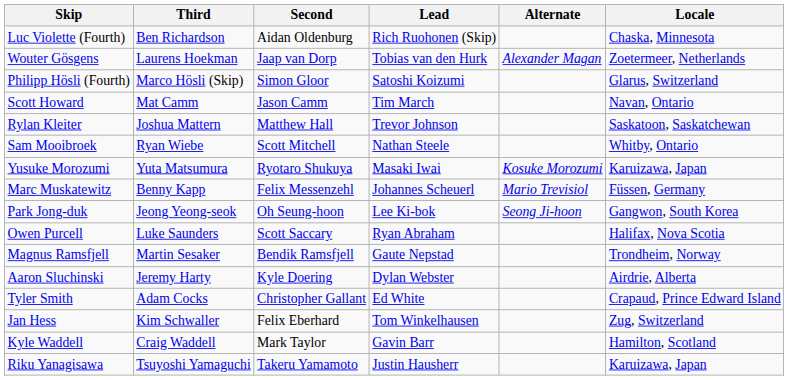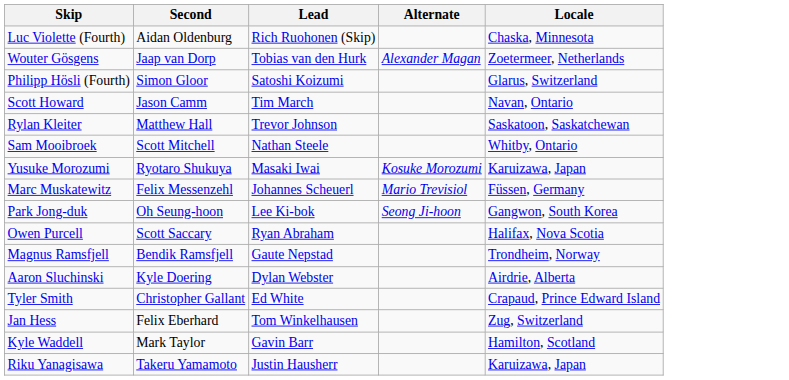- column: (194, 15)
